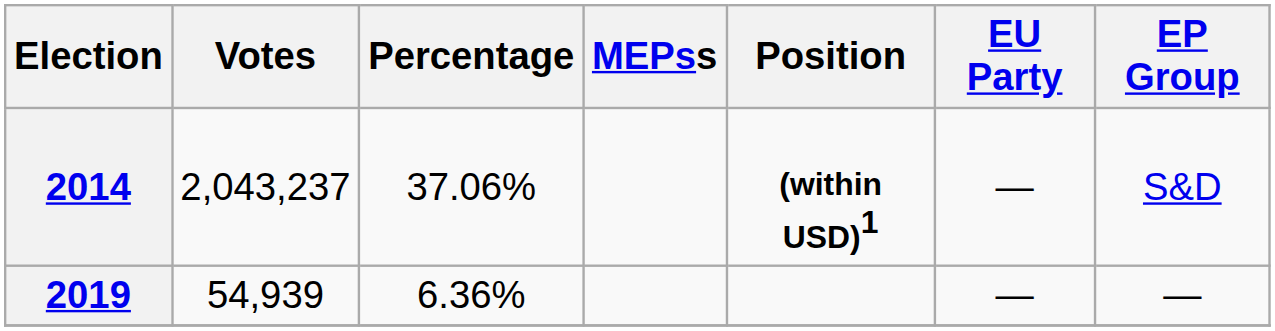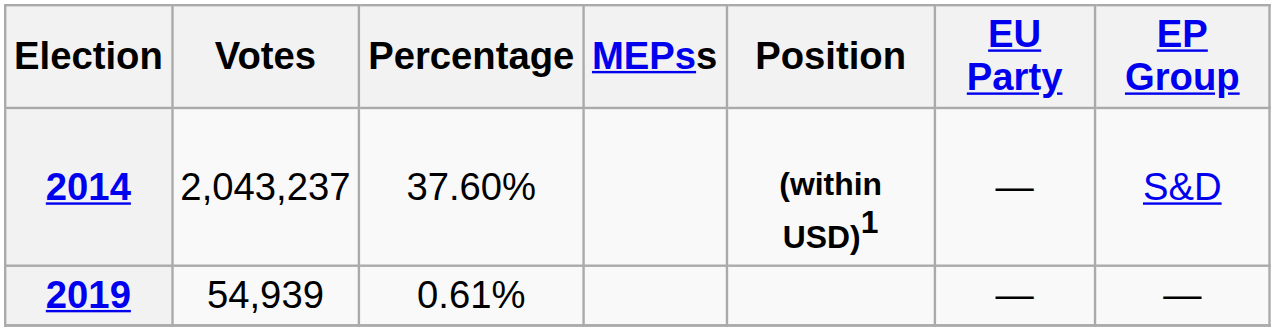(471, 186) 37.06% -> (471, 186) 37.60%
(471, 295) 6.36% -> (471, 295) 0.61%
